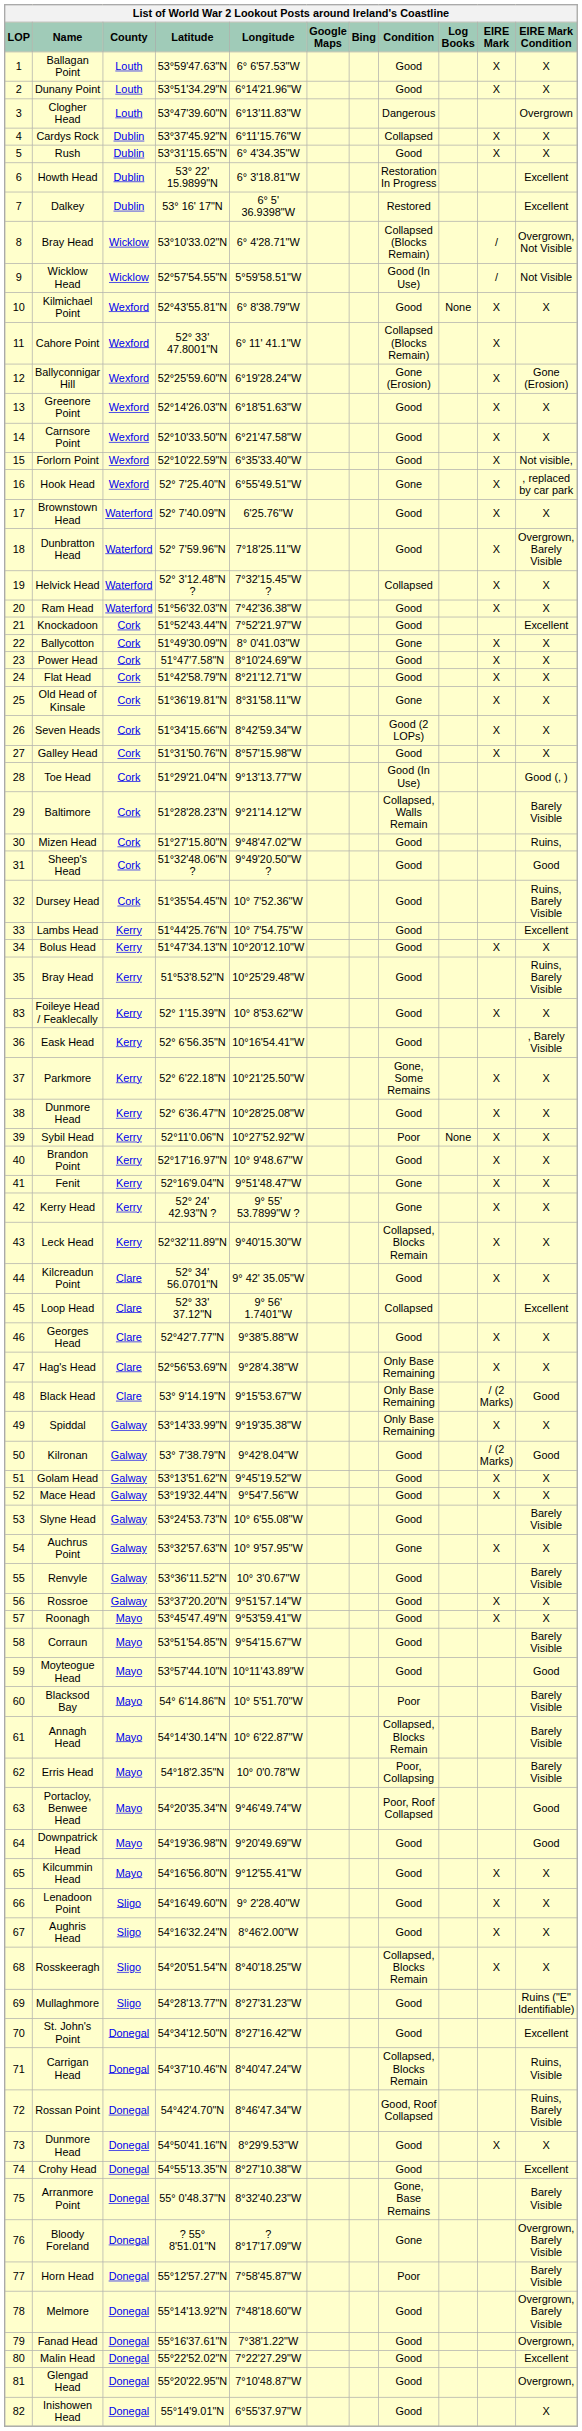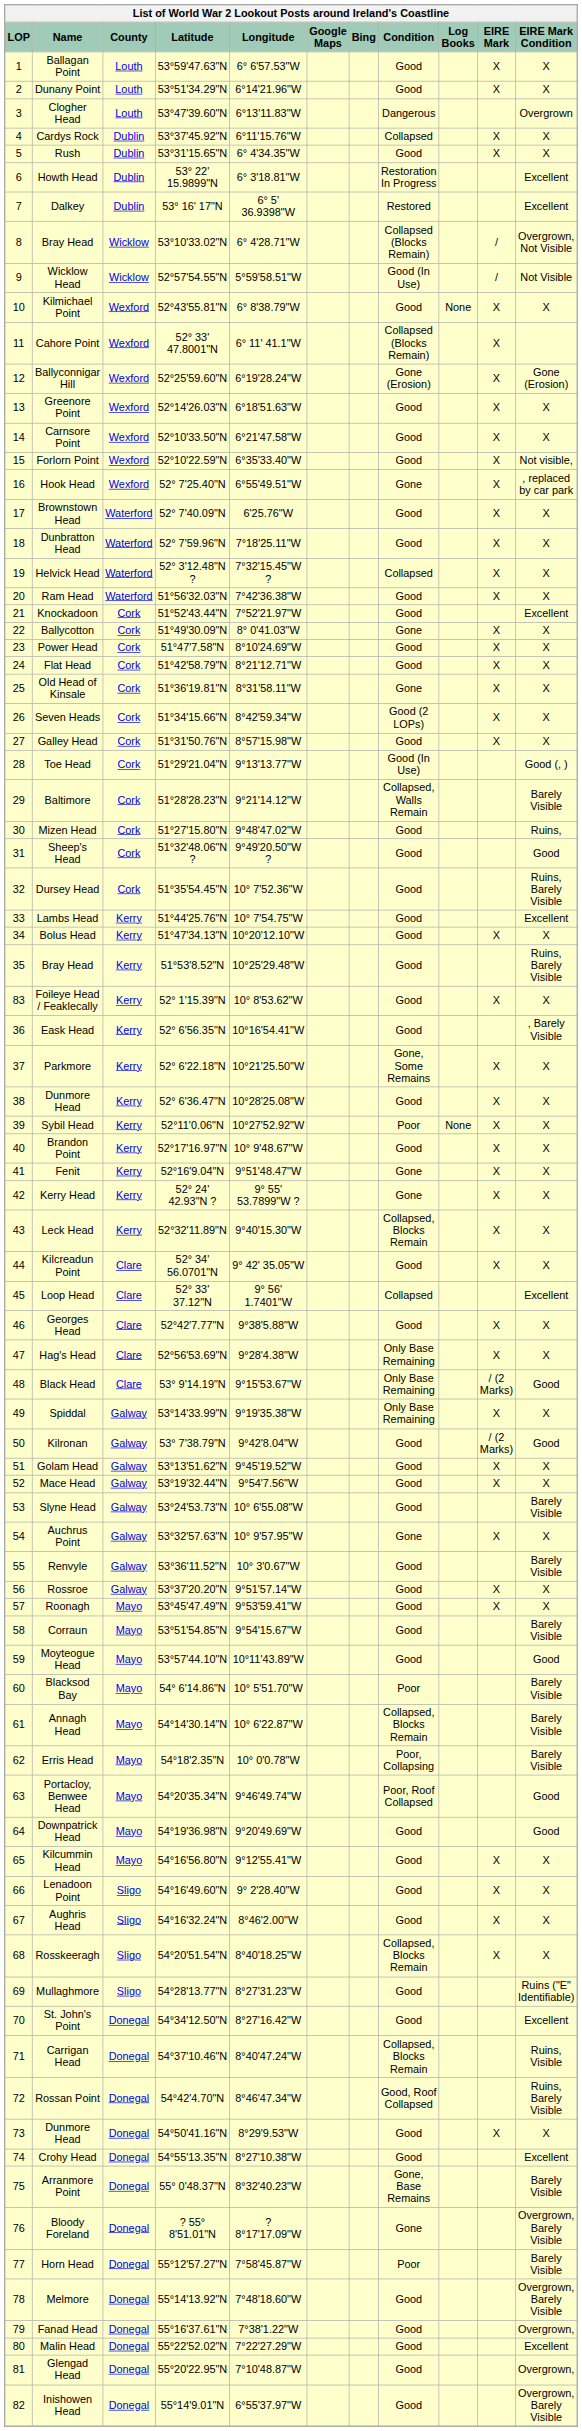(546, 549) Overgrown, Barely Visible -> (546, 543) X
(546, 2411) X -> (546, 2405) Overgrown, Barely Visible
